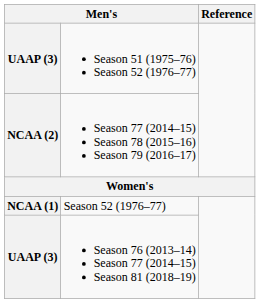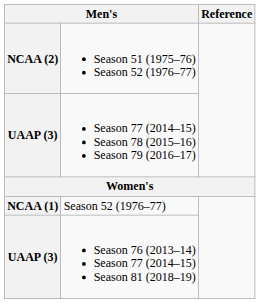(33, 58) UAAP (3) -> (33, 58) NCAA (2)
(33, 135) NCAA (2) -> (33, 135) UAAP (3)
